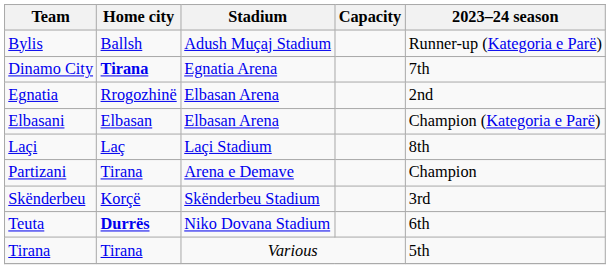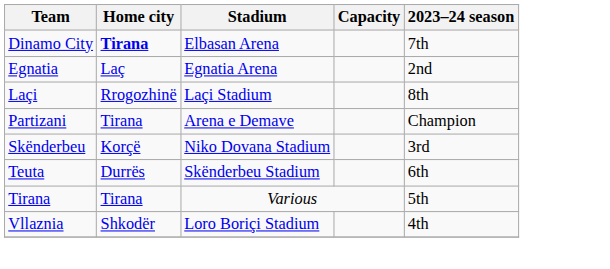- row: (26, 43)
(231, 69) Egnatia Arena -> (232, 43) Elbasan Arena
(139, 95) Rrogozhinë -> (113, 69) Laç
(232, 95) Elbasan Arena -> (231, 69) Egnatia Arena
- row: (36, 120)
(113, 146) Laç -> (139, 95) Rrogozhinë
(252, 198) Skënderbeu Stadium -> (257, 146) Niko Dovana Stadium
(125, 224) bold -> (123, 172) normal
(257, 224) Niko Dovana Stadium -> (252, 172) Skënderbeu Stadium
+ row: (36, 224)
